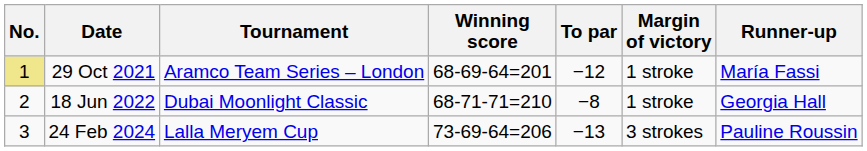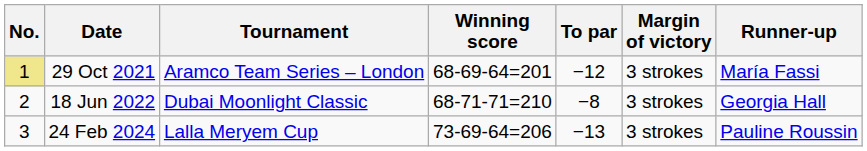(660, 71) 1 stroke -> (665, 71) 3 strokes
(660, 101) 1 stroke -> (665, 101) 3 strokes
